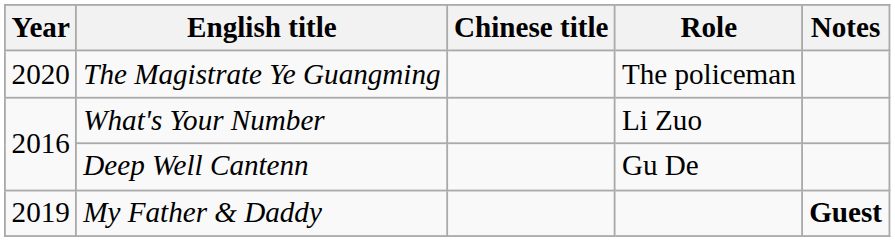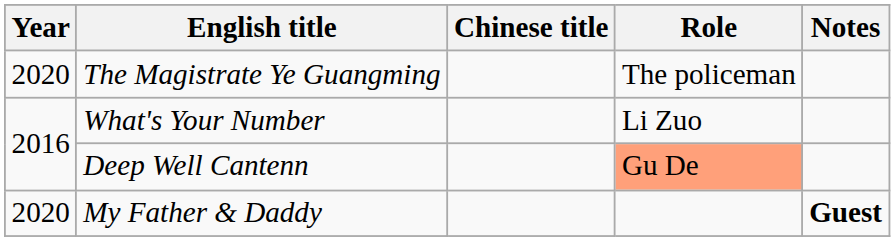(660, 166) no background -> (660, 166) lightsalmon background
(41, 212) 2019 -> (41, 212) 2020
